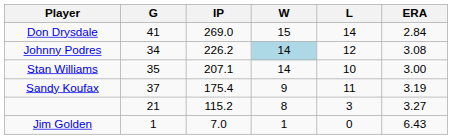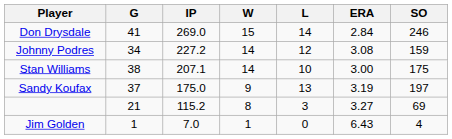+ column: (419, 13)
(219, 50) 226.2 -> (191, 50) 227.2
(284, 50) lightblue background -> (248, 50) no background
(153, 69) 35 -> (134, 69) 38
(219, 87) 175.4 -> (191, 87) 175.0
(349, 87) 11 -> (305, 87) 13
